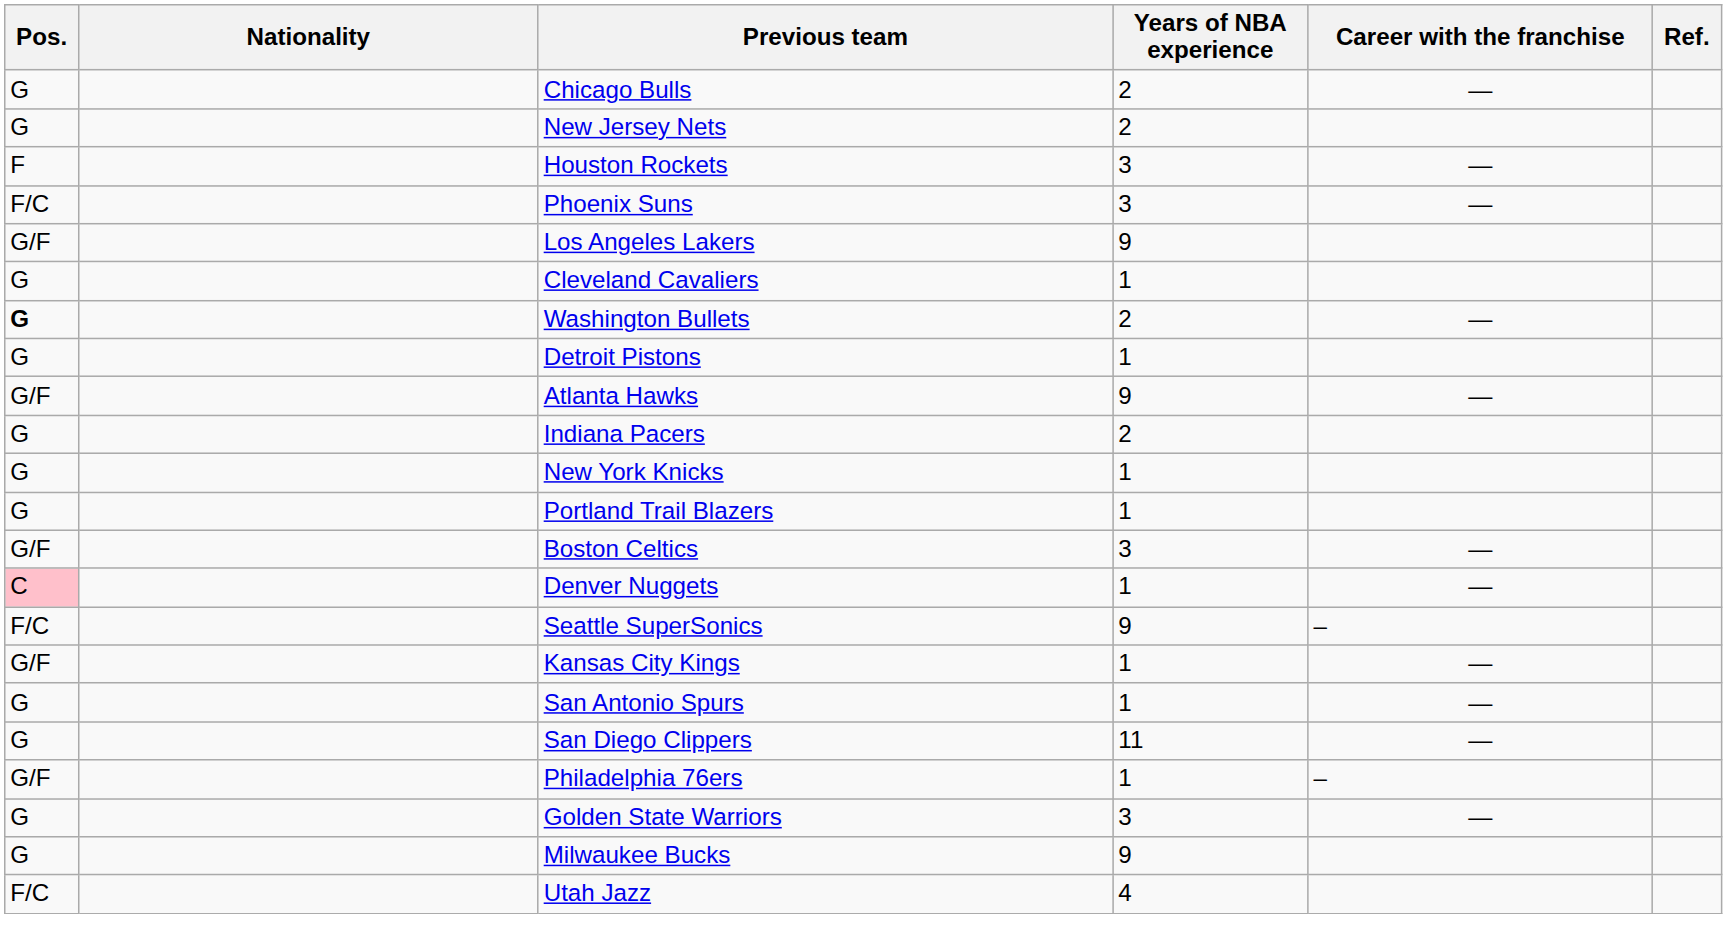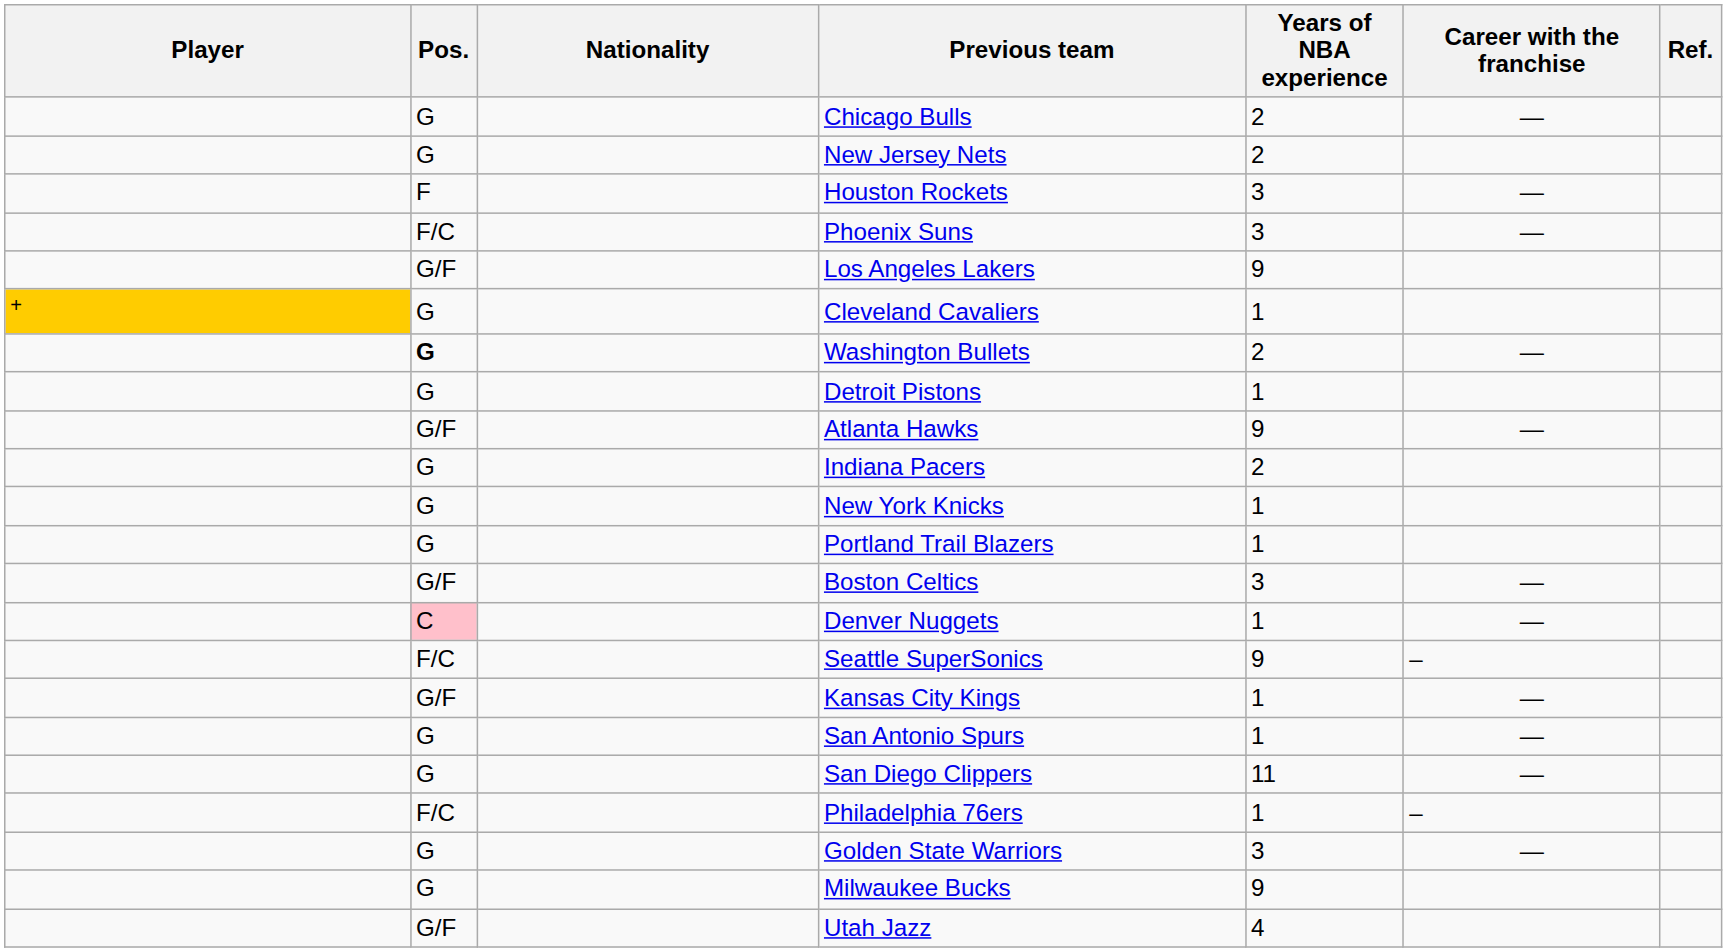+ column: (208, 50)
(30, 778) G/F -> (435, 812) F/C
(30, 893) F/C -> (436, 927) G/F
